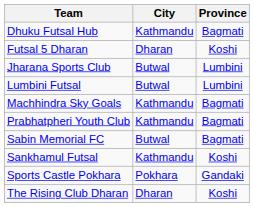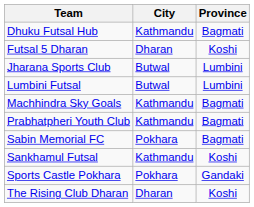(152, 139) Butwal -> (157, 139) Pokhara
